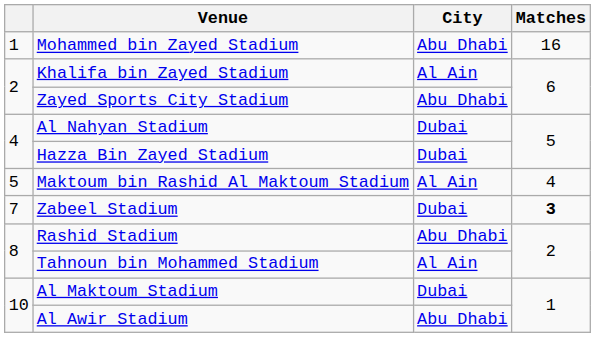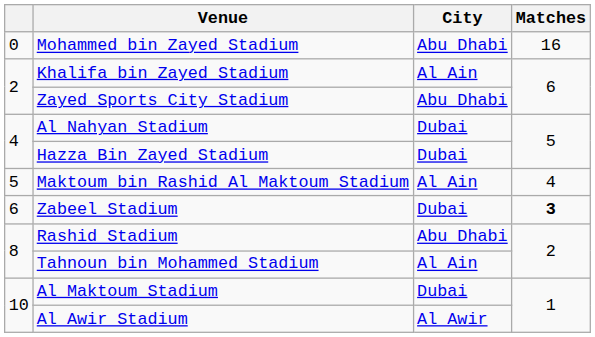(14, 46) 1 -> (14, 46) 0
(14, 210) 7 -> (14, 210) 6
(462, 319) Abu Dhabi -> (452, 319) Al Awir
